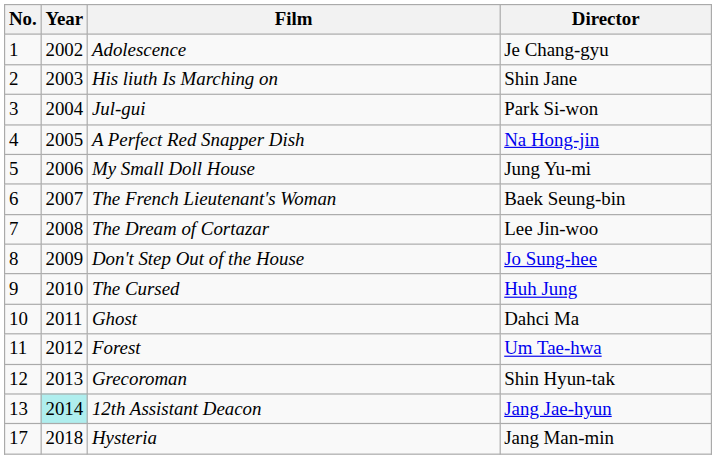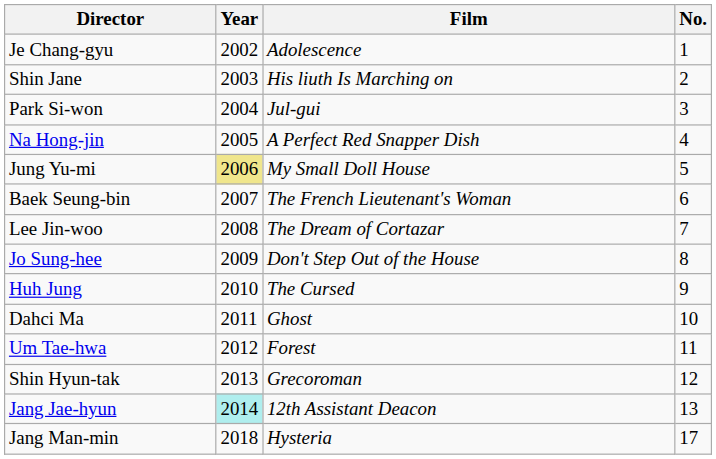columns swapped: (23, 19) <-> (606, 19)
(64, 169) no background -> (239, 169) khaki background
